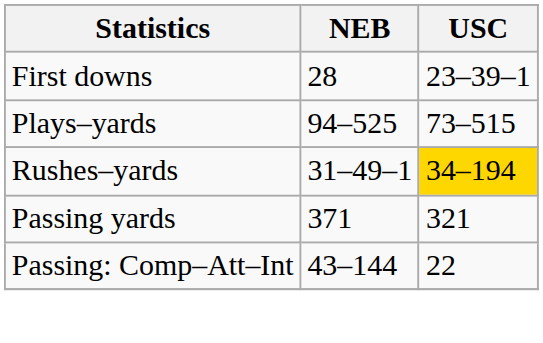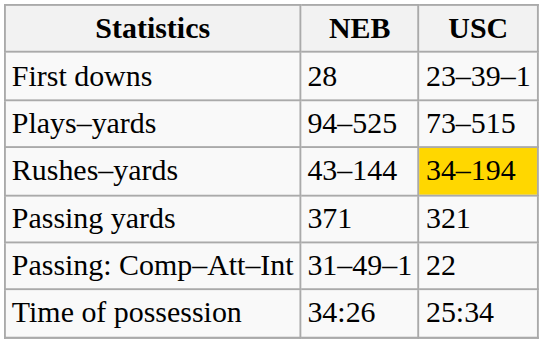(360, 170) 31–49–1 -> (352, 170) 43–144
(352, 265) 43–144 -> (360, 265) 31–49–1
+ row: (127, 312)
